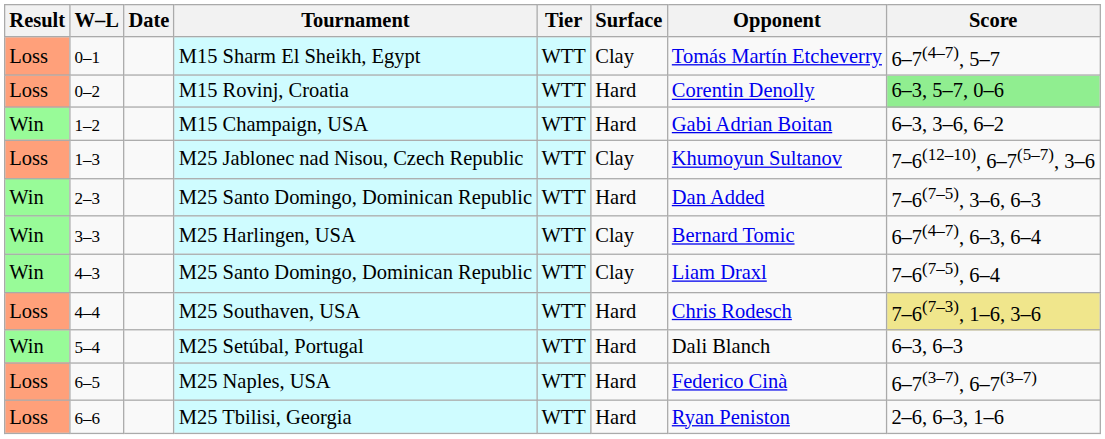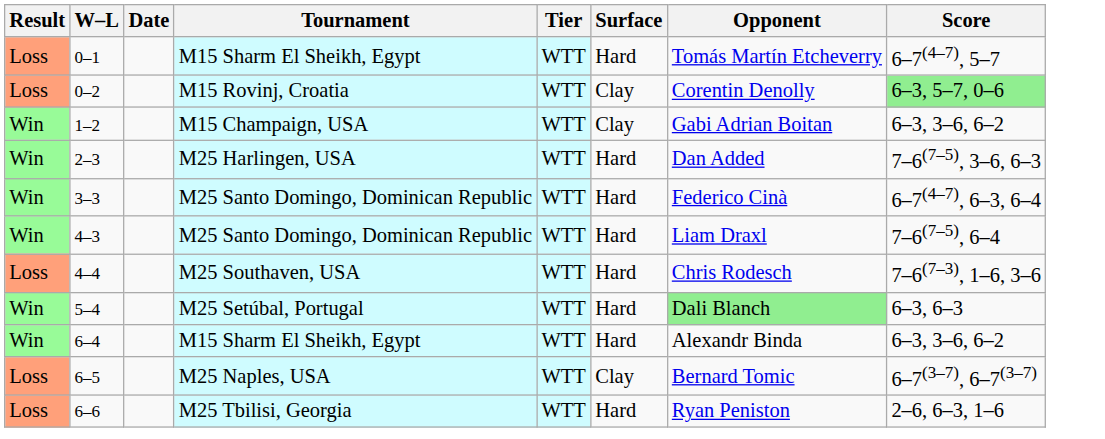(615, 55) Clay -> (616, 55) Hard
(616, 91) Hard -> (615, 91) Clay
(616, 123) Hard -> (615, 123) Clay
- row: (87, 160)
(355, 196) M25 Santo Domingo, Dominican Republic -> (267, 158) M25 Harlingen, USA
(267, 234) M25 Harlingen, USA -> (355, 196) M25 Santo Domingo, Dominican Republic
(615, 234) Clay -> (616, 196) Hard
(733, 234) Bernard Tomic -> (730, 196) Federico Cinà
(615, 273) Clay -> (616, 234) Hard
(966, 311) khaki background -> (966, 273) no background
(721, 346) no background -> (721, 308) lightgreen background
+ row: (87, 342)
(616, 381) Hard -> (615, 376) Clay
(730, 381) Federico Cinà -> (733, 376) Bernard Tomic
